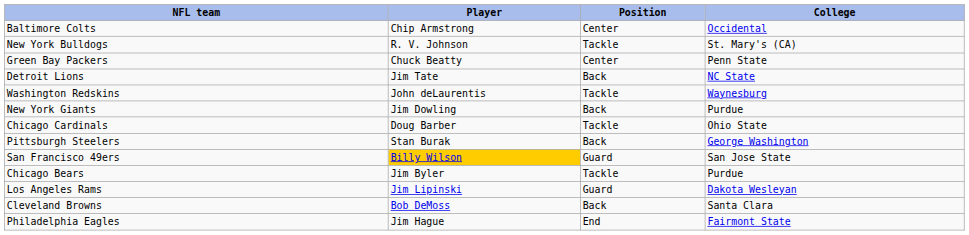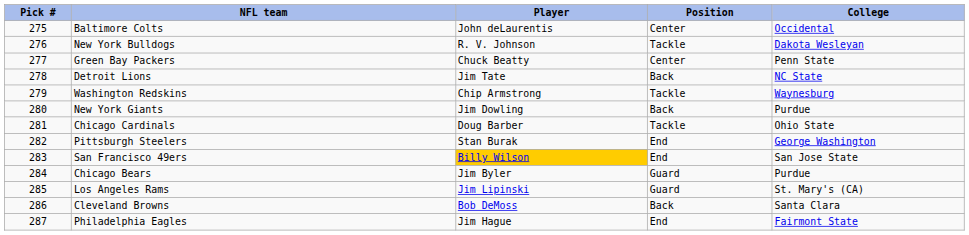+ column: (38, 12)
(432, 29) Chip Armstrong -> (505, 29) John deLaurentis
(752, 45) St. Mary's (CA) -> (819, 45) Dakota Wesleyan
(438, 93) John deLaurentis -> (500, 93) Chip Armstrong
(595, 141) Back -> (659, 141) End
(598, 157) Guard -> (659, 157) End
(600, 173) Tackle -> (665, 173) Guard
(752, 190) Dakota Wesleyan -> (819, 190) St. Mary's (CA)
